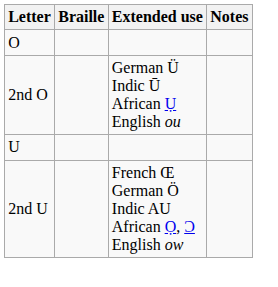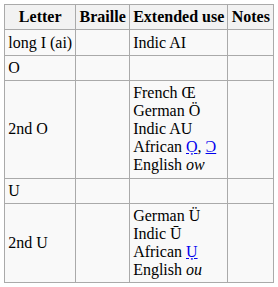+ row: (40, 42)
(146, 94) German Ü Indic Ū African Ụ English ou -> (175, 129) French Œ German Ö Indic AU African Ọ, Ɔ English ow
(153, 208) French Œ German Ö Indic AU African Ọ, Ɔ English ow -> (168, 243) German Ü Indic Ū African Ụ English ou
